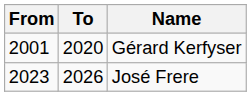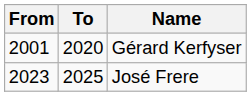(83, 76) 2026 -> (83, 76) 2025
